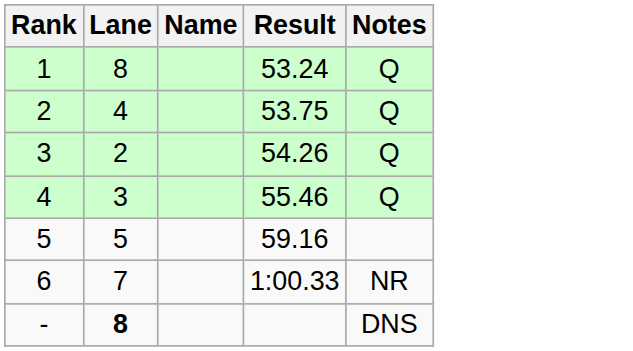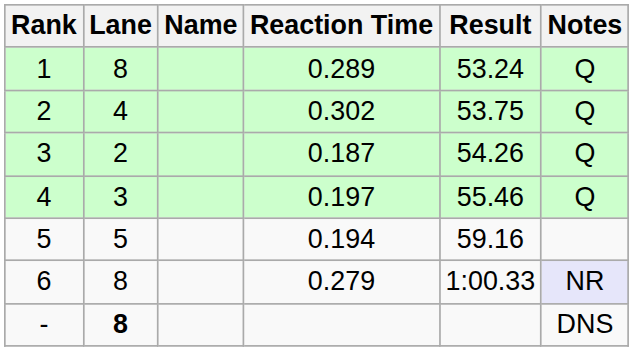+ column: (342, 25)
(121, 281) 7 -> (121, 281) 8
(389, 281) no background -> (585, 281) lavender background
